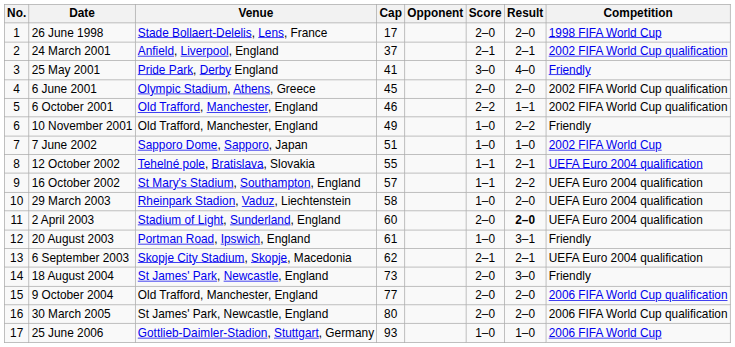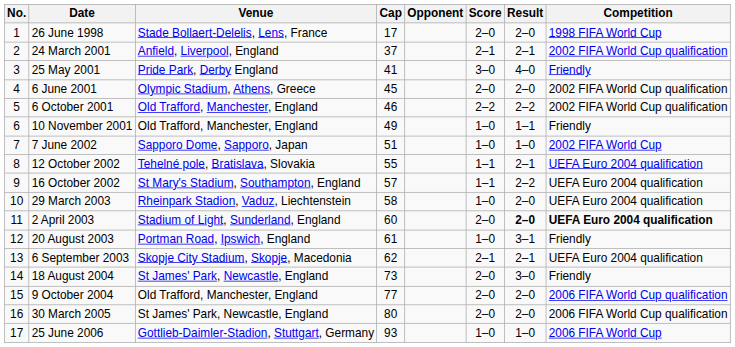(525, 107) 1–1 -> (525, 107) 2–2
(525, 126) 2–2 -> (525, 126) 1–1
(626, 220) normal -> (631, 220) bold
